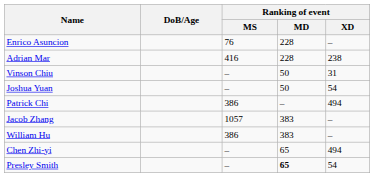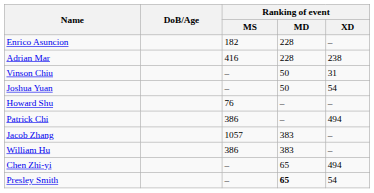(229, 42) 76 -> (231, 42) 182
+ row: (30, 104)
